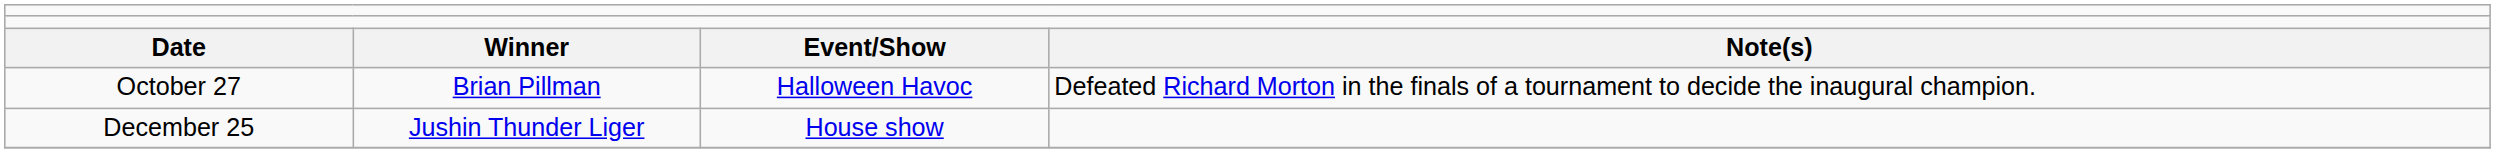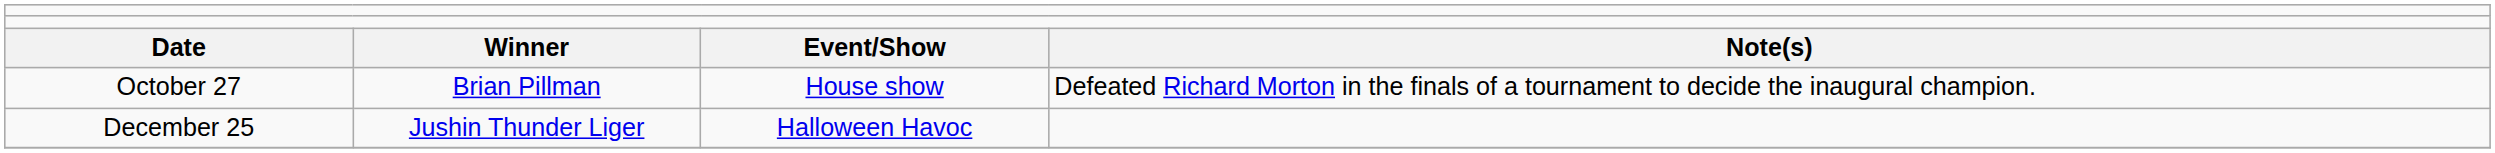(875, 87) Halloween Havoc -> (875, 87) House show
(875, 127) House show -> (875, 127) Halloween Havoc
